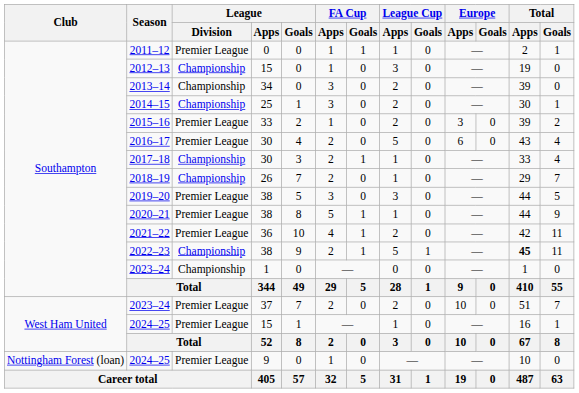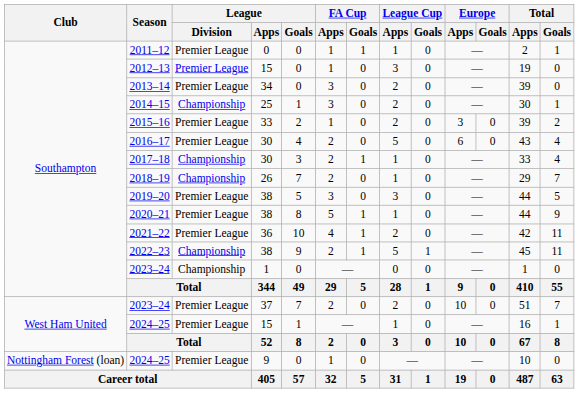(212, 68) Championship -> (212, 68) Premier League
(212, 86) Championship -> (212, 86) Premier League
(525, 251) bold -> (525, 251) normal
